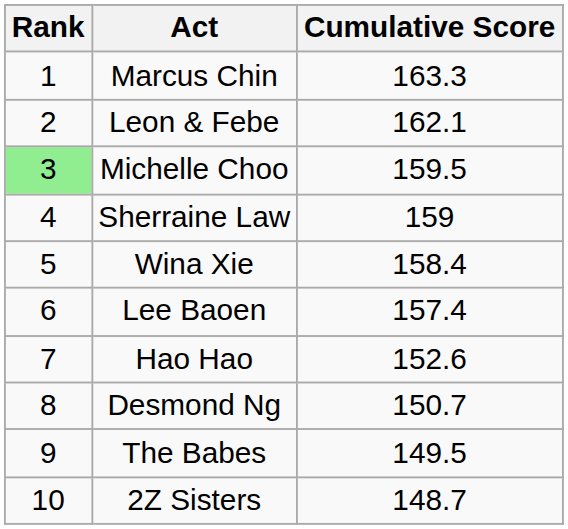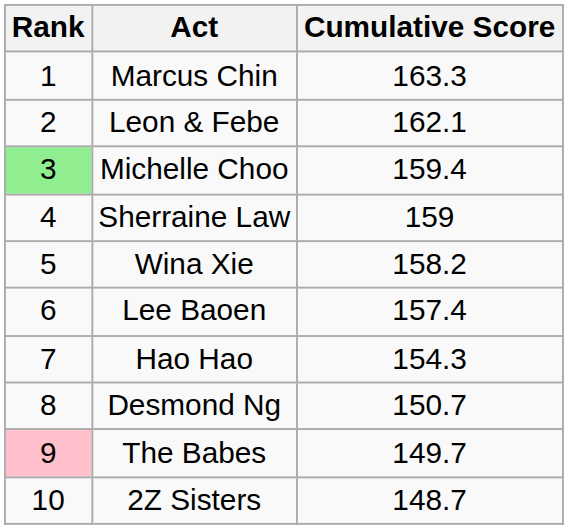(430, 169) 159.5 -> (430, 169) 159.4
(430, 264) 158.4 -> (430, 264) 158.2
(430, 358) 152.6 -> (430, 358) 154.3
(48, 452) no background -> (48, 452) pink background
(430, 452) 149.5 -> (430, 452) 149.7
